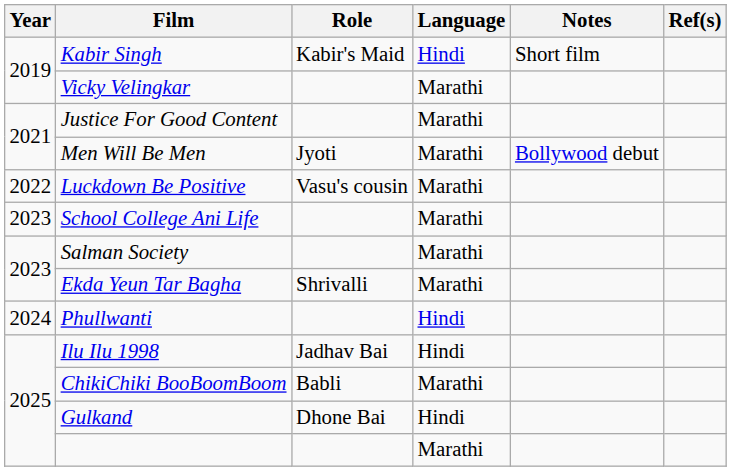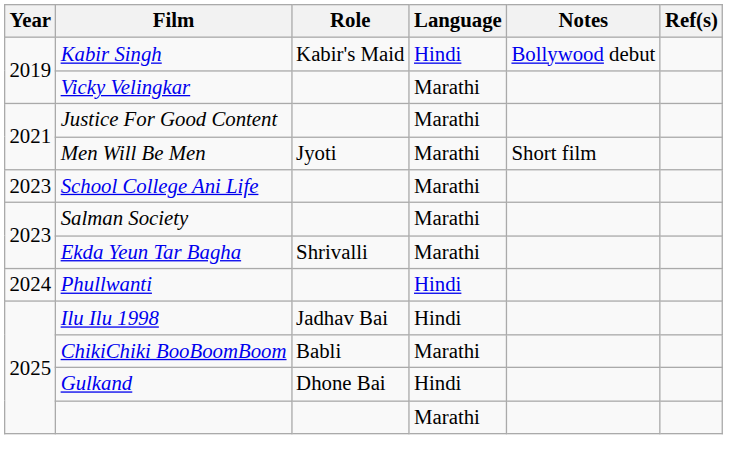(557, 53) Short film -> (583, 53) Bollywood debut
(587, 152) Bollywood debut -> (554, 152) Short film
- row: (153, 185)
